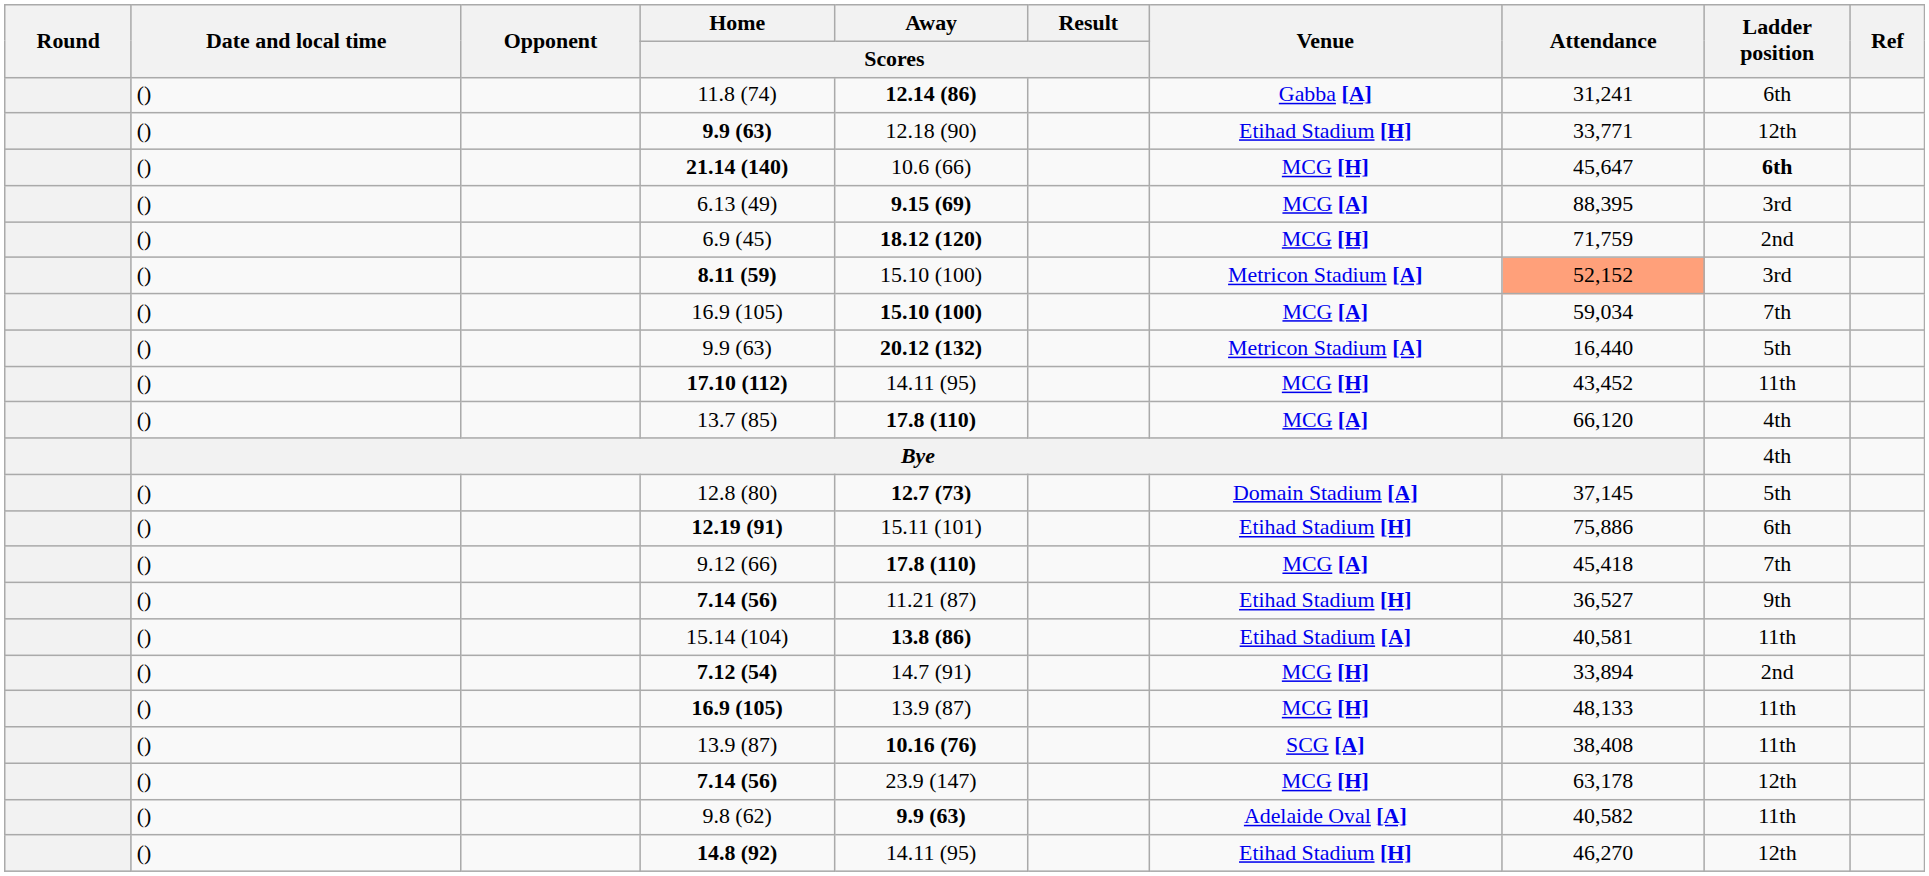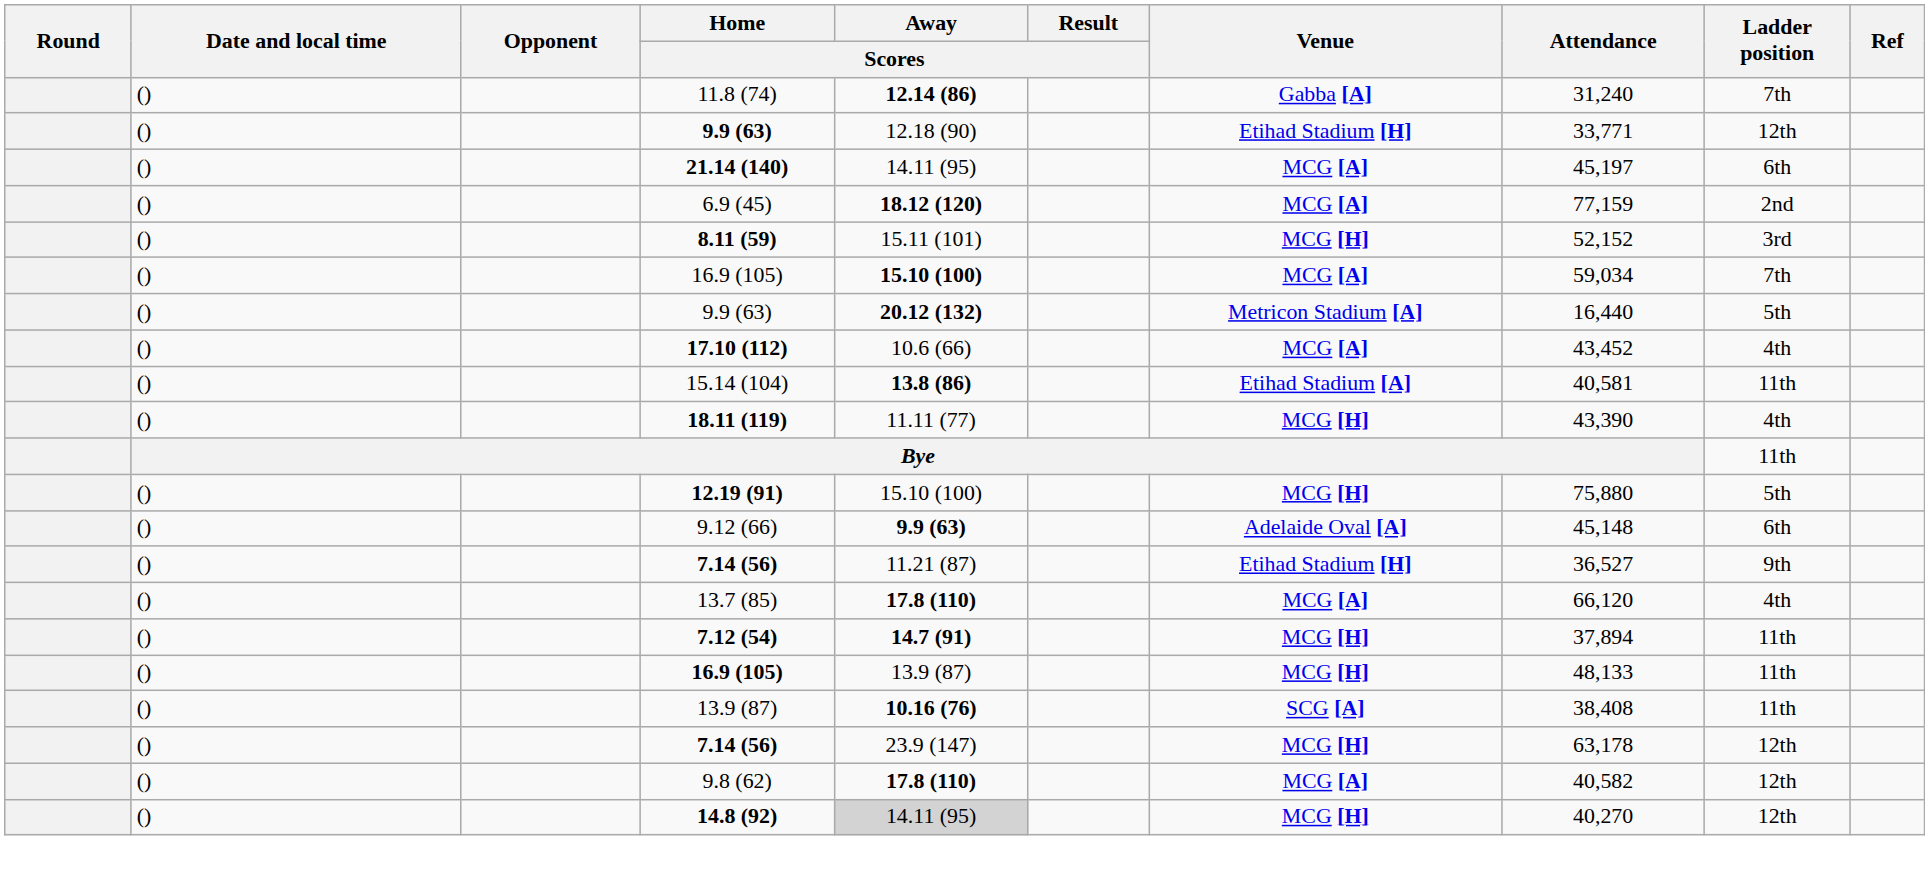(1603, 95) 31,241 -> (1603, 95) 31,240
(1777, 95) 6th -> (1777, 95) 7th
(931, 167) 10.6 (66) -> (931, 167) 14.11 (95)
(1325, 167) MCG [H] -> (1325, 167) MCG [A]
(1603, 167) 45,647 -> (1603, 167) 45,197
(1777, 167) bold -> (1777, 167) normal
- row: (144, 203)
(1325, 239) MCG [H] -> (1325, 203) MCG [A]
(1603, 239) 71,759 -> (1603, 203) 77,159
(931, 275) 15.10 (100) -> (931, 239) 15.11 (101)
(1325, 275) Metricon Stadium [A] -> (1325, 239) MCG [H]
(1603, 275) lightsalmon background -> (1603, 239) no background
(931, 383) 14.11 (95) -> (931, 347) 10.6 (66)
(1325, 383) MCG [H] -> (1325, 347) MCG [A]
(1777, 383) 11th -> (1777, 347) 4th
rows swapped: (144, 420) <-> (144, 636)
+ row: (144, 420)
(1777, 456) 4th -> (1777, 456) 11th
- row: (144, 492)
(931, 528) 15.11 (101) -> (931, 492) 15.10 (100)
(1325, 528) Etihad Stadium [H] -> (1325, 492) MCG [H]
(1603, 528) 75,886 -> (1603, 492) 75,880
(1777, 528) 6th -> (1777, 492) 5th
(931, 564) 17.8 (110) -> (931, 528) 9.9 (63)
(1325, 564) MCG [A] -> (1325, 528) Adelaide Oval [A]
(1603, 564) 45,418 -> (1603, 528) 45,148
(1777, 564) 7th -> (1777, 528) 6th
(931, 672) normal -> (931, 636) bold
(1603, 672) 33,894 -> (1603, 636) 37,894
(1777, 672) 2nd -> (1777, 636) 11th
(931, 817) 9.9 (63) -> (931, 781) 17.8 (110)
(1325, 817) Adelaide Oval [A] -> (1325, 781) MCG [A]
(1777, 817) 11th -> (1777, 781) 12th
(931, 853) no background -> (931, 817) lightgrey background
(1325, 853) Etihad Stadium [H] -> (1325, 817) MCG [H]
(1603, 853) 46,270 -> (1603, 817) 40,270
